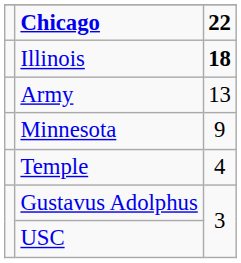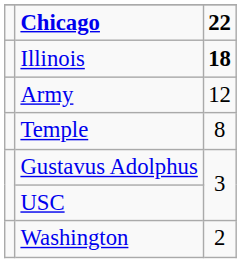(220, 94) 13 -> (220, 94) 12
- row: (68, 130)
(220, 166) 4 -> (220, 130) 8
+ row: (74, 238)
